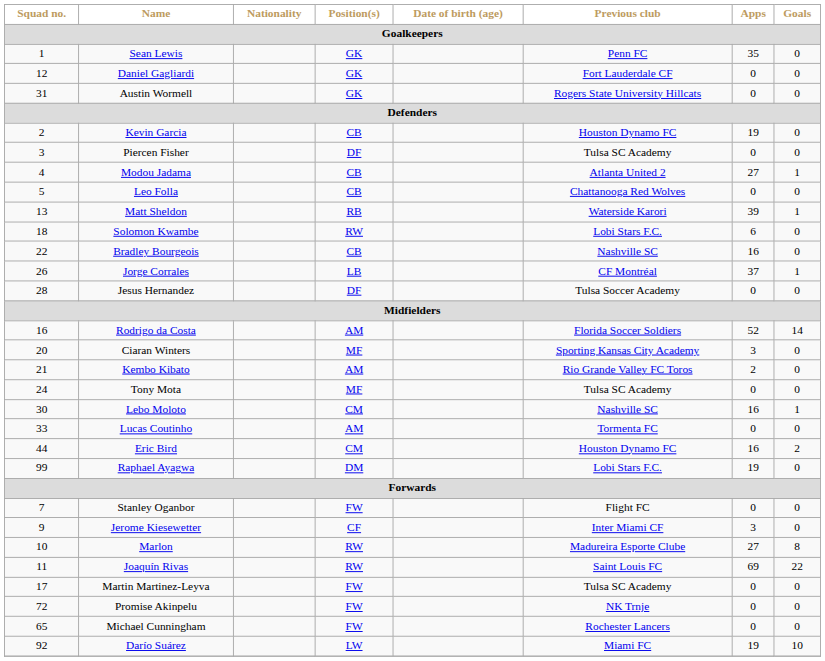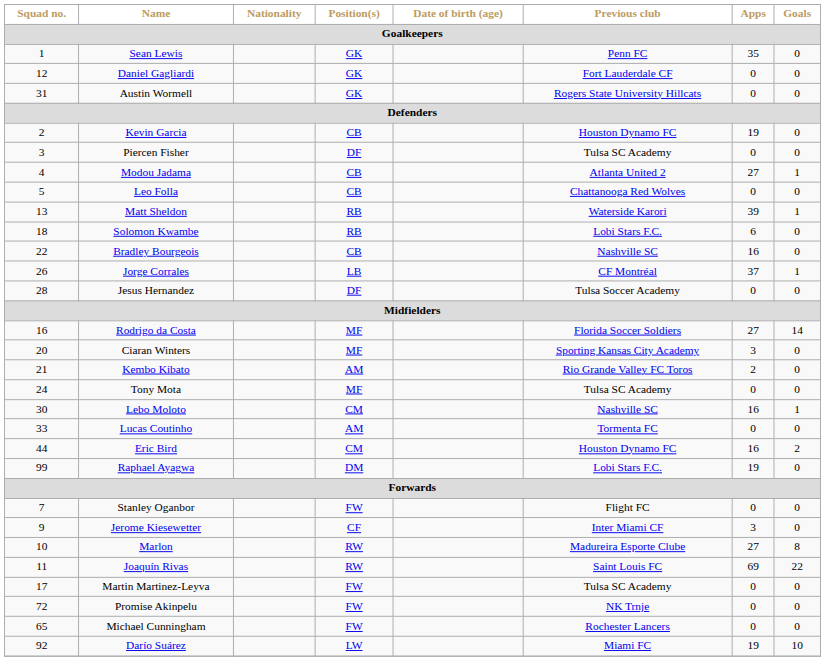(354, 231) RW -> (354, 231) RB
(354, 330) AM -> (354, 330) MF
(753, 330) 52 -> (753, 330) 27
